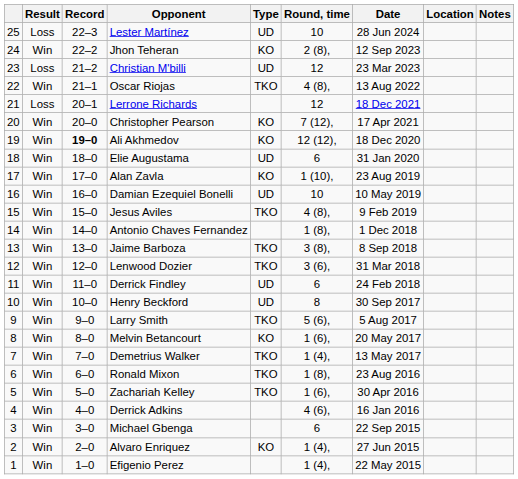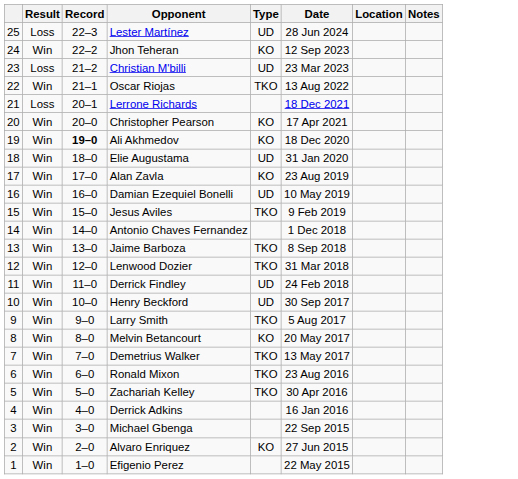- column: (317, 14)
